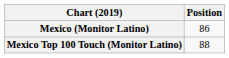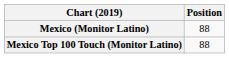(204, 28) 86 -> (204, 28) 88
